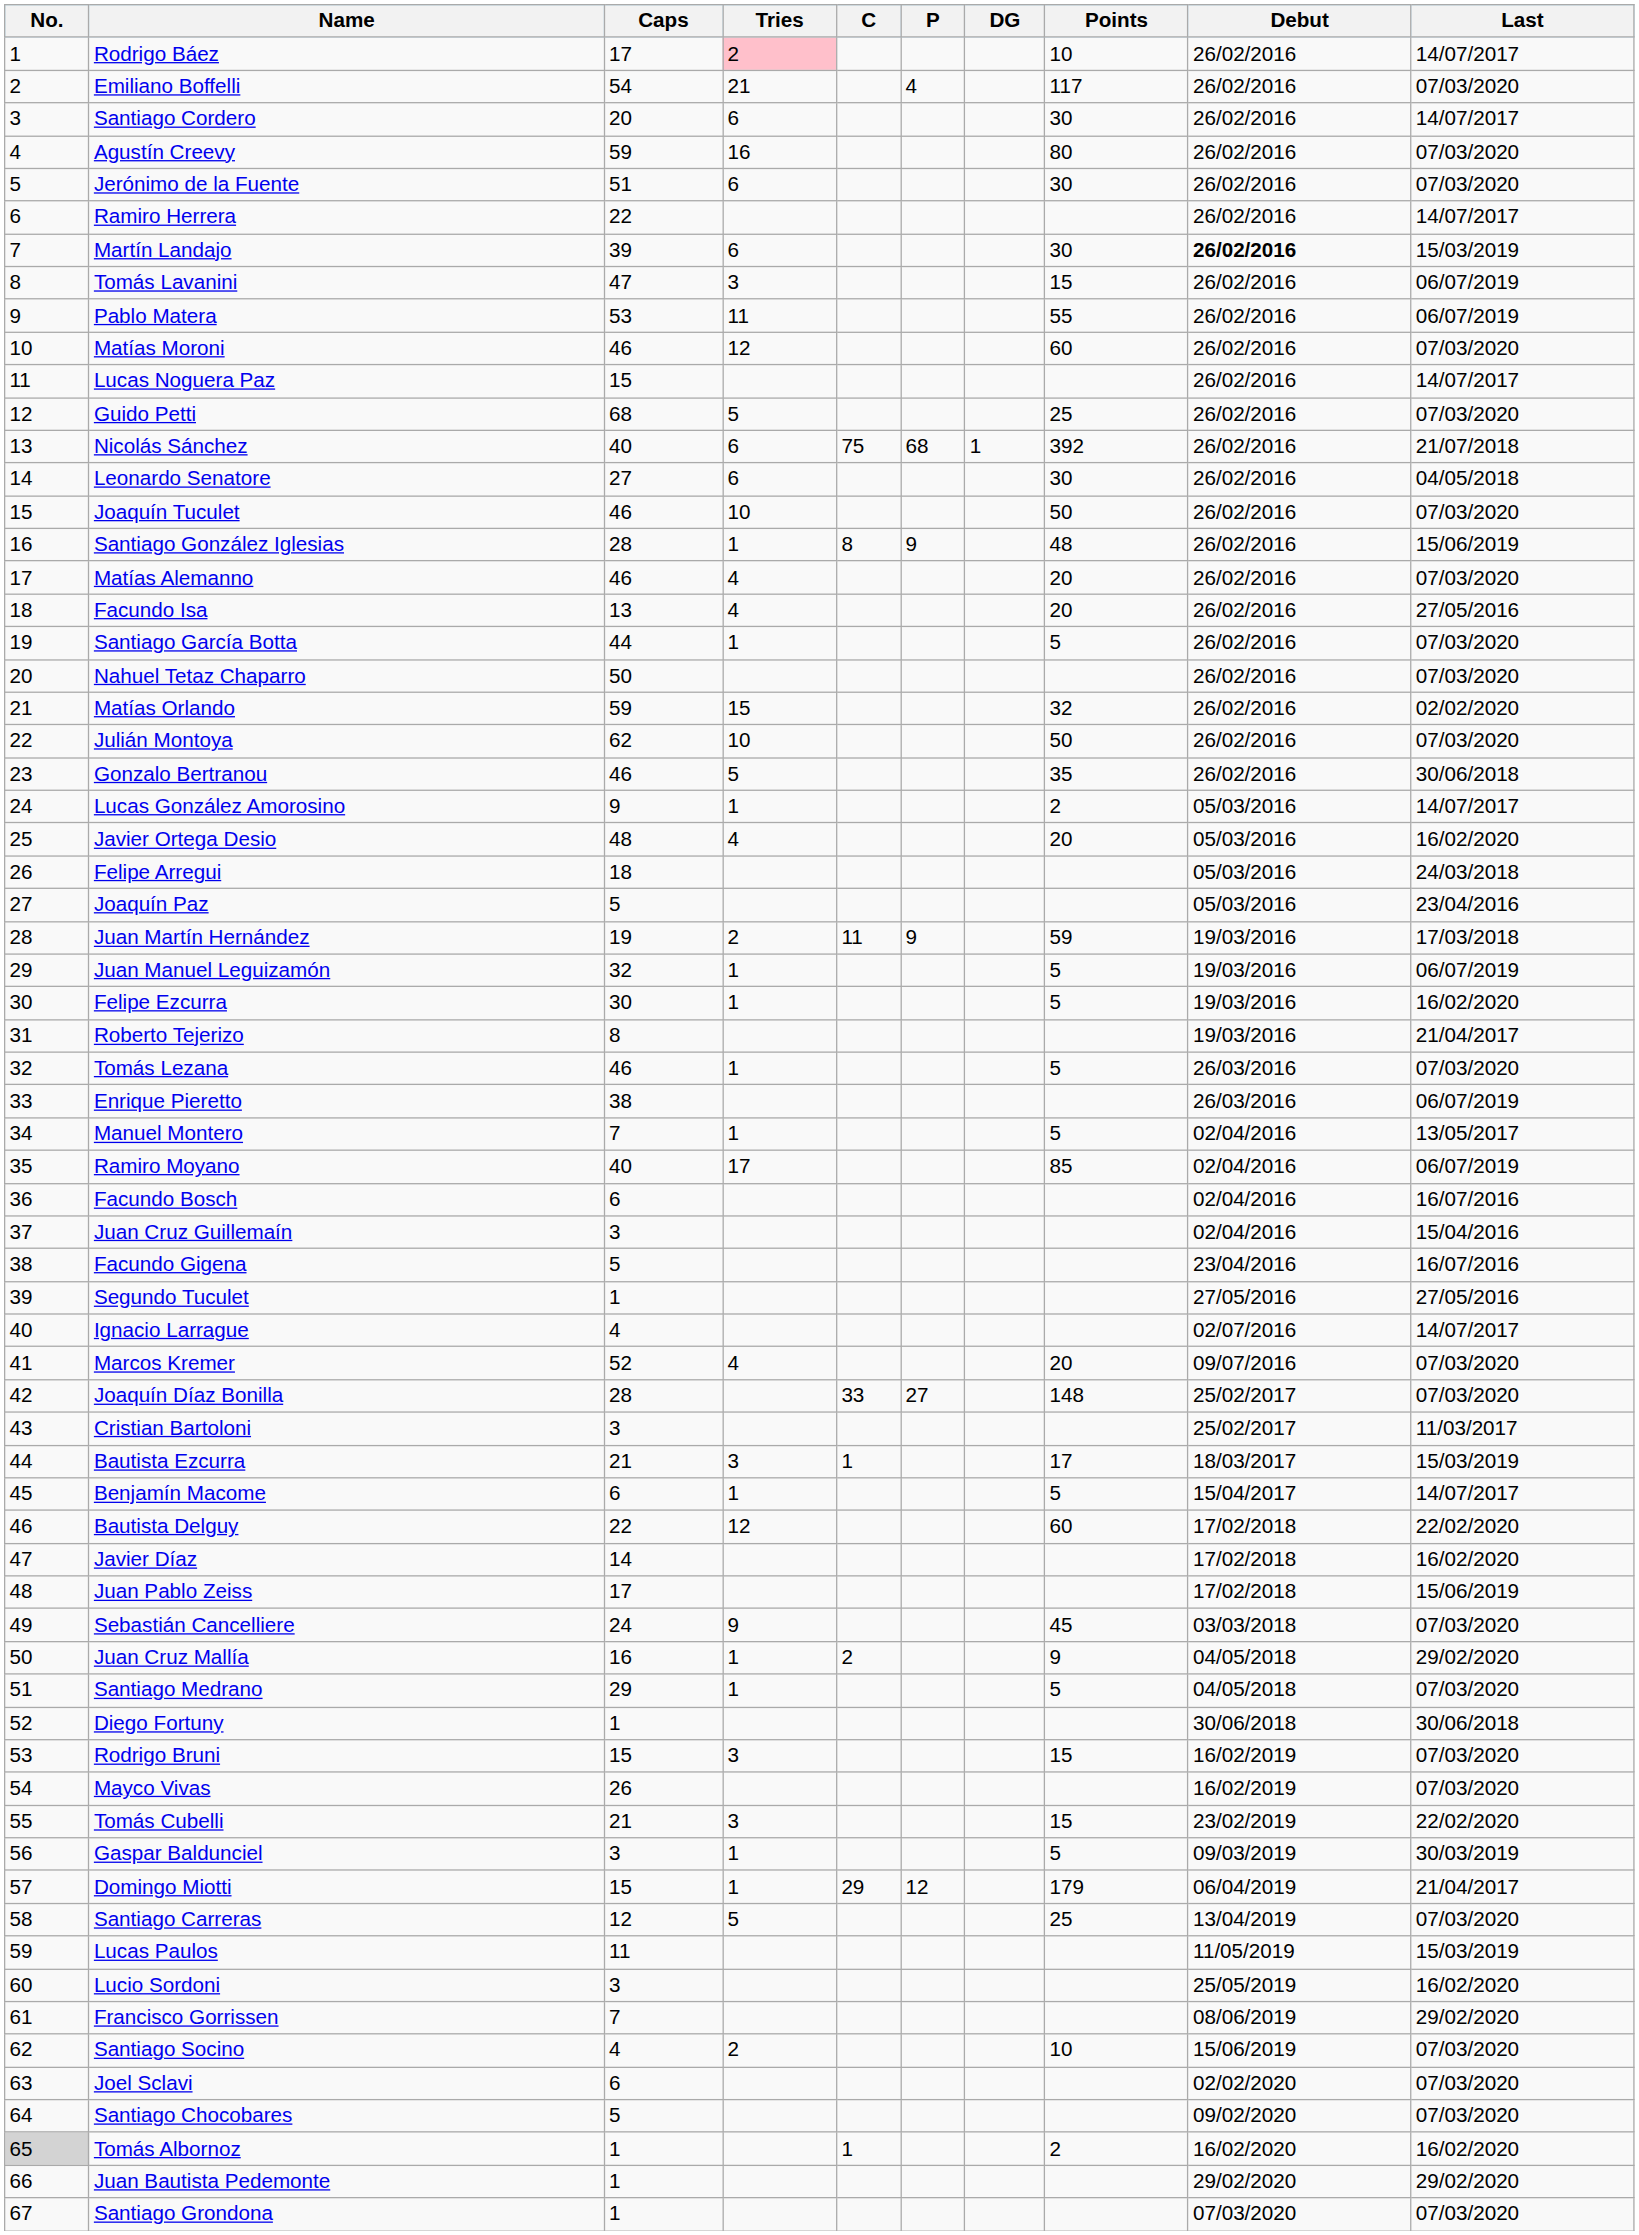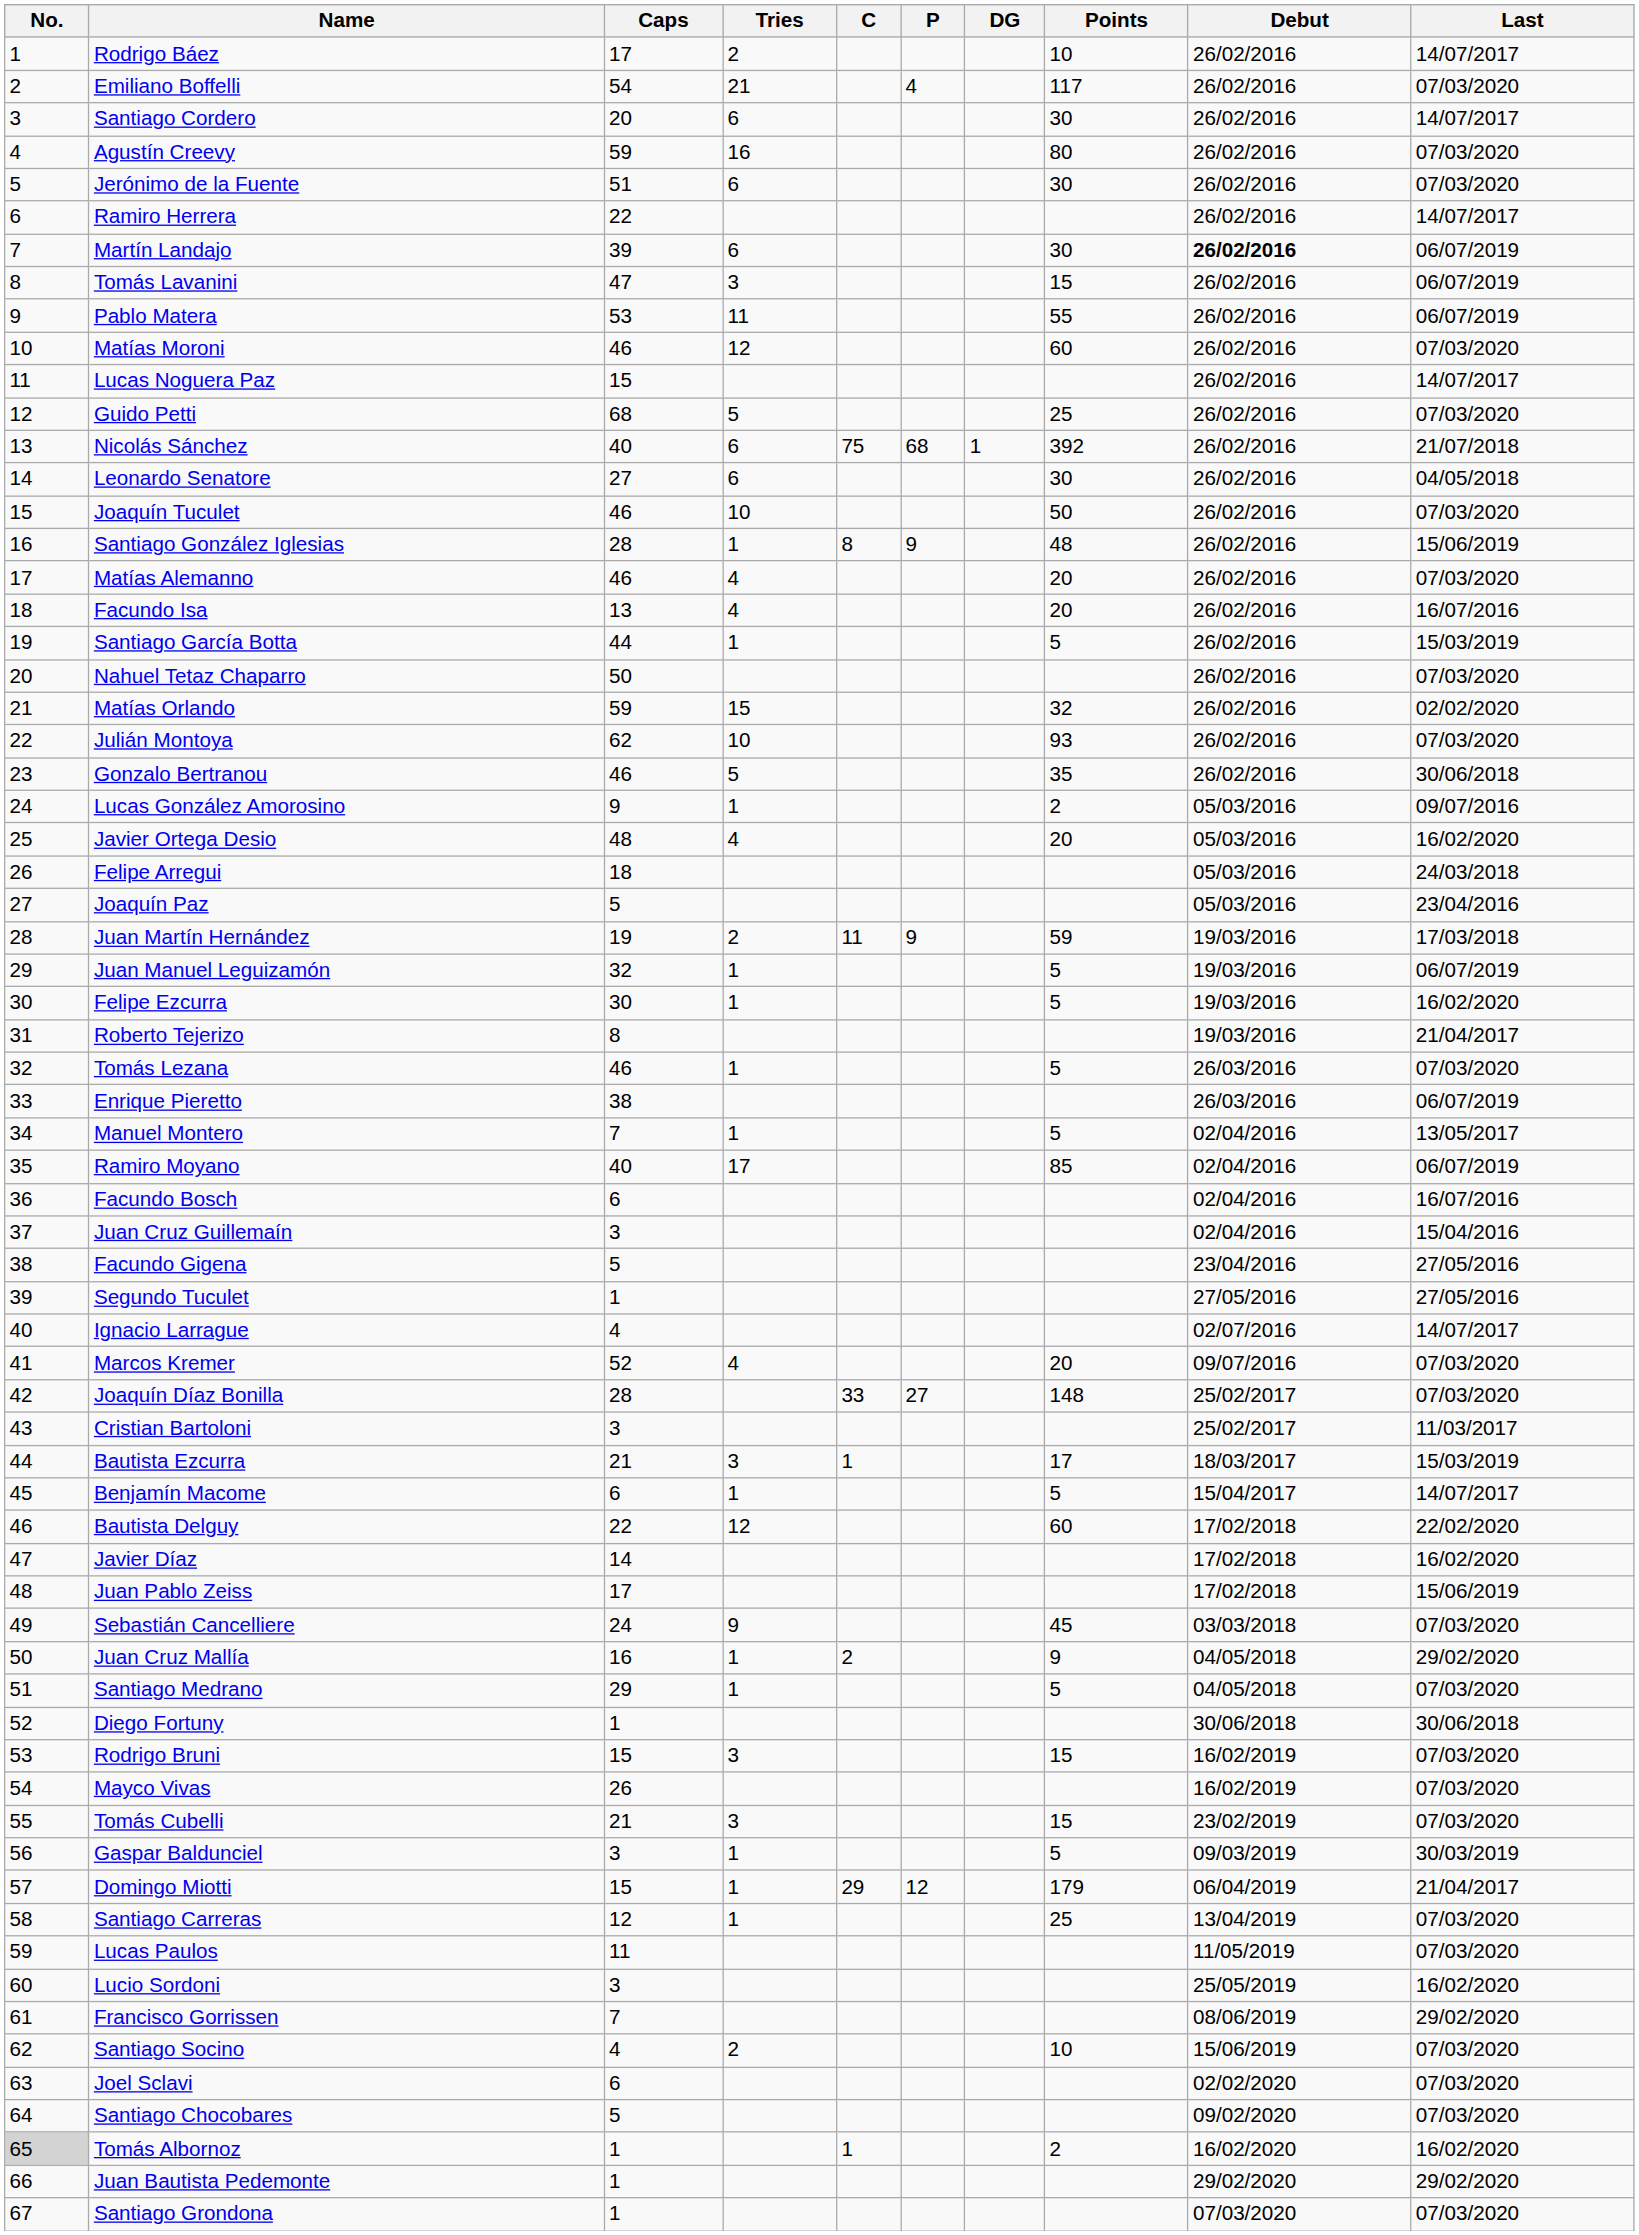(733, 53) pink background -> (733, 53) no background
(1467, 250) 15/03/2019 -> (1467, 250) 06/07/2019
(1467, 610) 27/05/2016 -> (1467, 610) 16/07/2016
(1467, 642) 07/03/2020 -> (1467, 642) 15/03/2019
(1061, 741) 50 -> (1061, 741) 93
(1467, 806) 14/07/2017 -> (1467, 806) 09/07/2016
(1467, 1264) 16/07/2016 -> (1467, 1264) 27/05/2016
(1467, 1821) 22/02/2020 -> (1467, 1821) 07/03/2020
(733, 1919) 5 -> (733, 1919) 1
(1467, 1952) 15/03/2019 -> (1467, 1952) 07/03/2020
